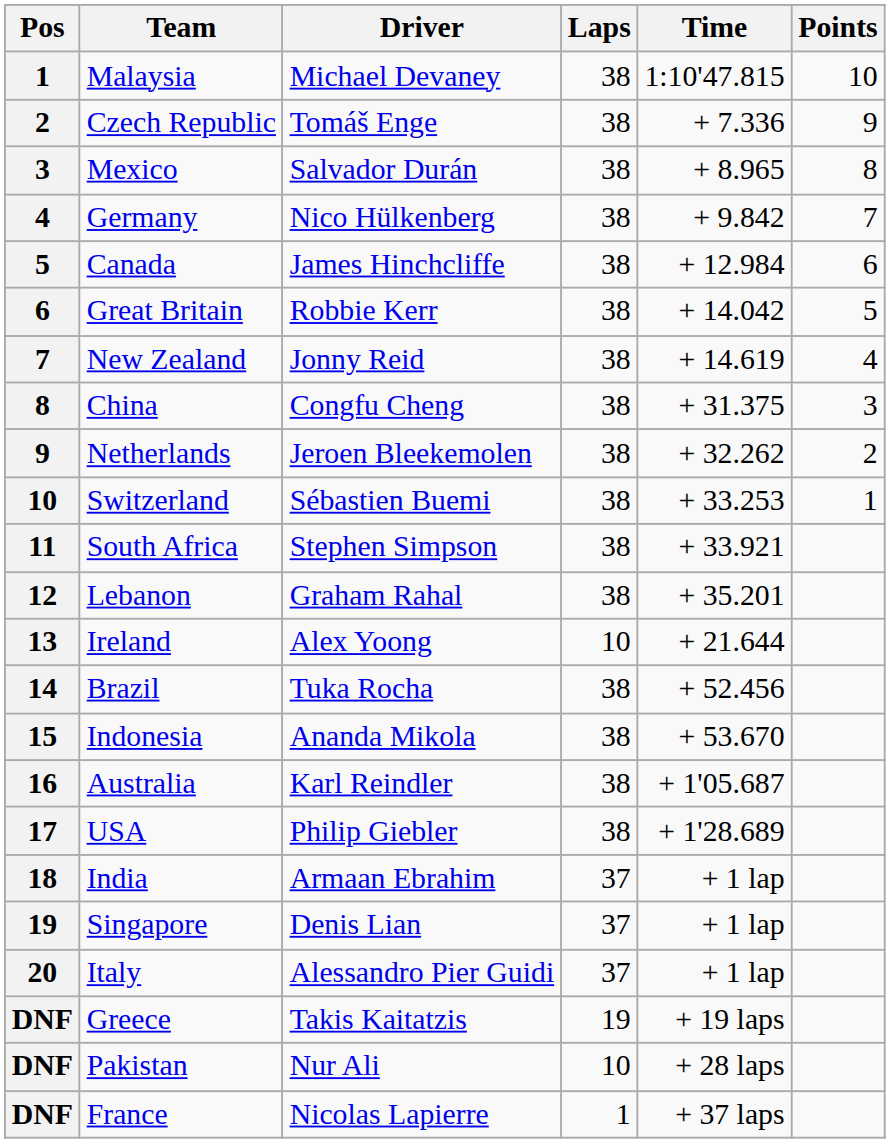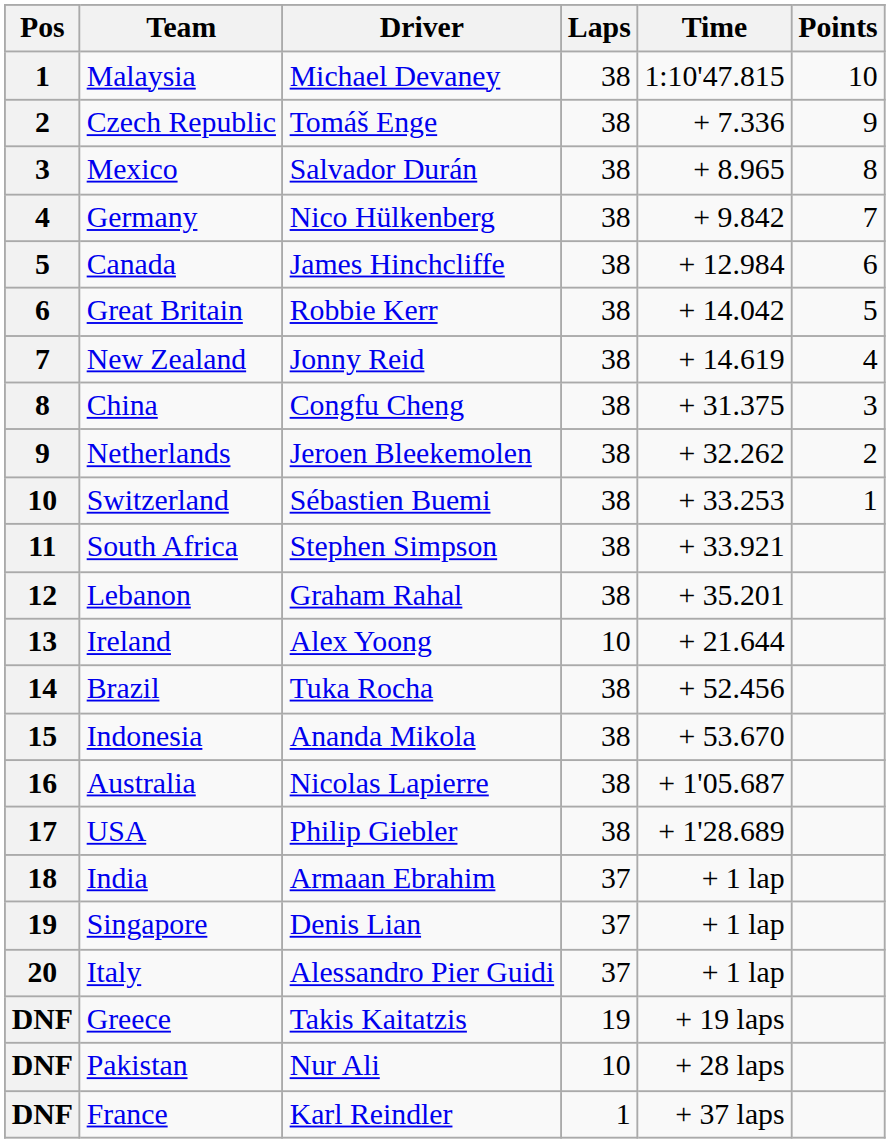(371, 783) Karl Reindler -> (389, 783) Nicolas Lapierre
(389, 1113) Nicolas Lapierre -> (371, 1113) Karl Reindler
